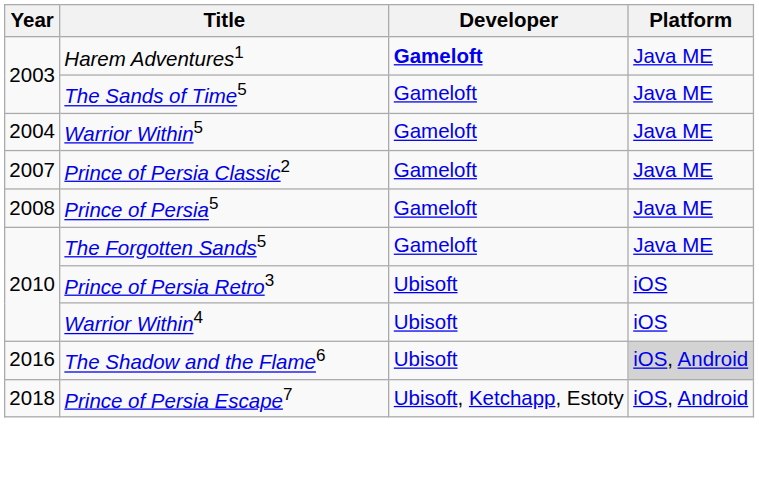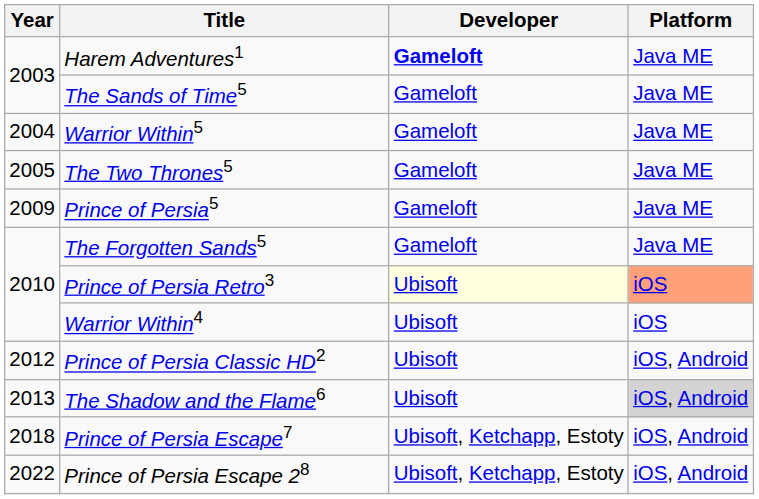+ row: (149, 170)
- row: (177, 170)
(32, 208) 2008 -> (32, 208) 2009
(426, 284) no background -> (426, 284) lightyellow background
(650, 284) no background -> (650, 284) lightsalmon background
+ row: (195, 360)
(32, 360) 2016 -> (32, 398) 2013
+ row: (187, 474)
